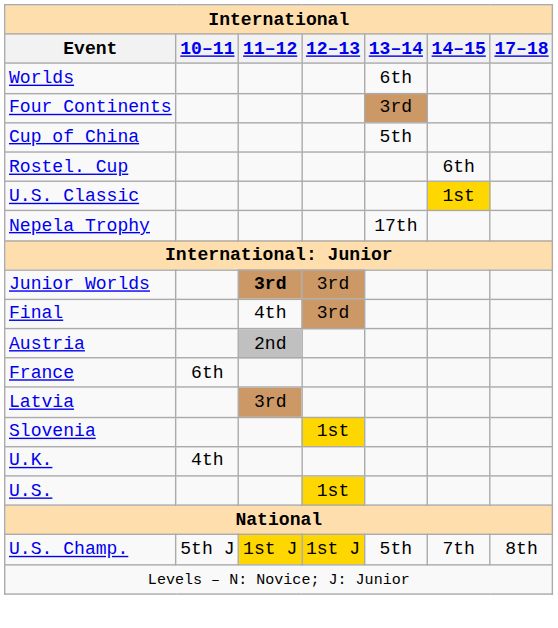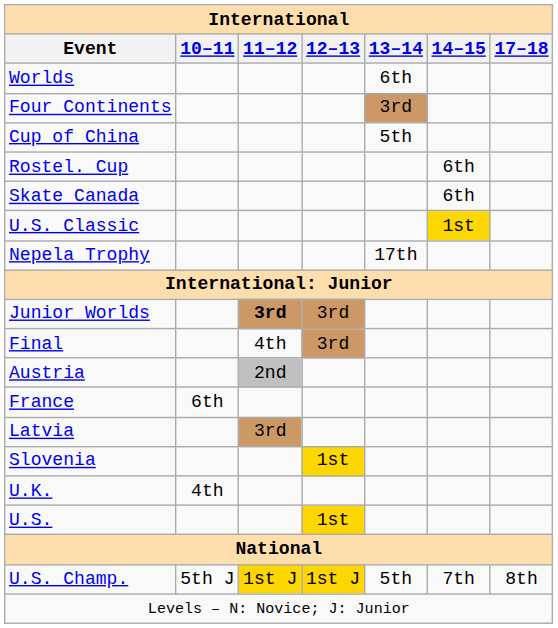+ row: (74, 196)
